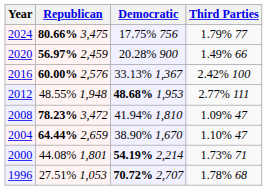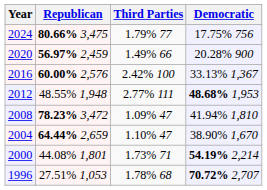columns swapped: (148, 14) <-> (224, 14)
